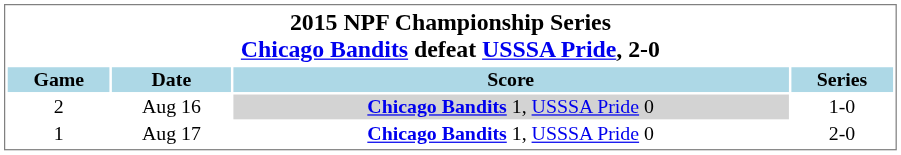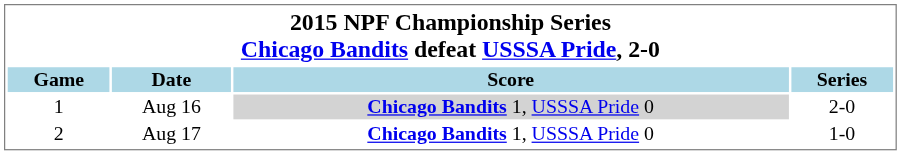(59, 106) 2 -> (59, 106) 1
(842, 106) 1-0 -> (842, 106) 2-0
(59, 134) 1 -> (59, 134) 2
(842, 134) 2-0 -> (842, 134) 1-0
